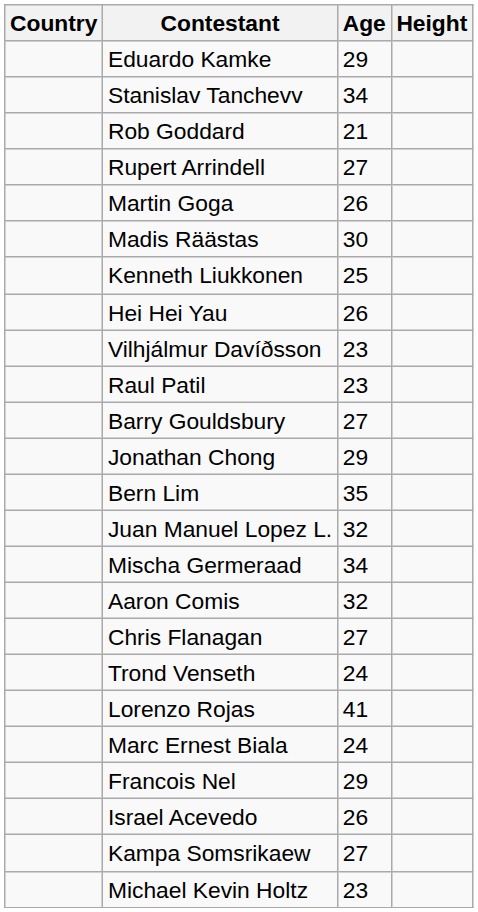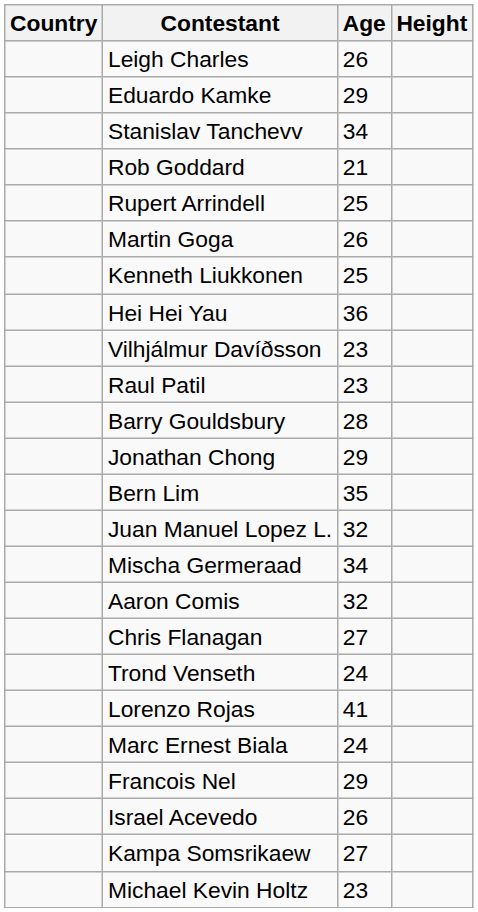+ row: (178, 59)
(355, 167) 27 -> (355, 203) 25
- row: (183, 240)
(355, 312) 26 -> (355, 312) 36
(355, 420) 27 -> (355, 420) 28
